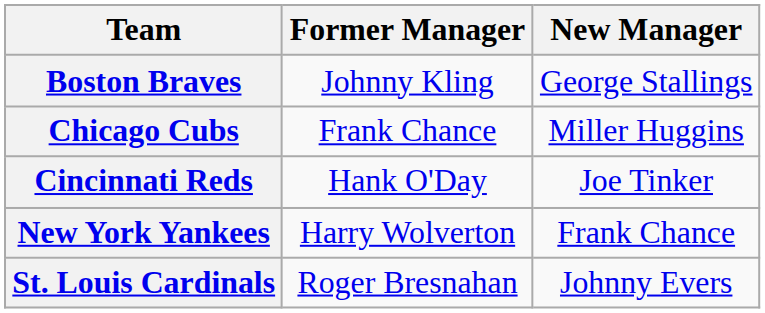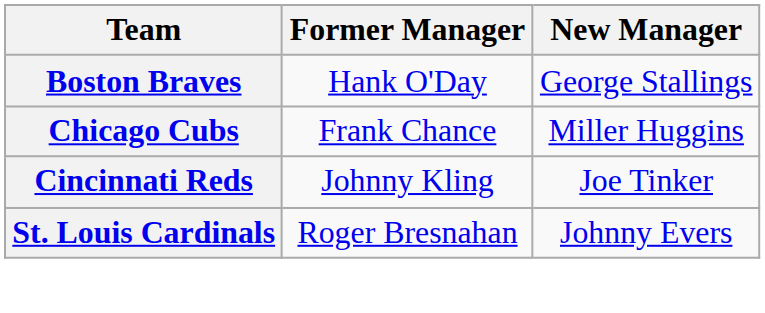(408, 80) Johnny Kling -> (408, 80) Hank O'Day
(408, 181) Hank O'Day -> (408, 181) Johnny Kling
- row: (144, 231)
